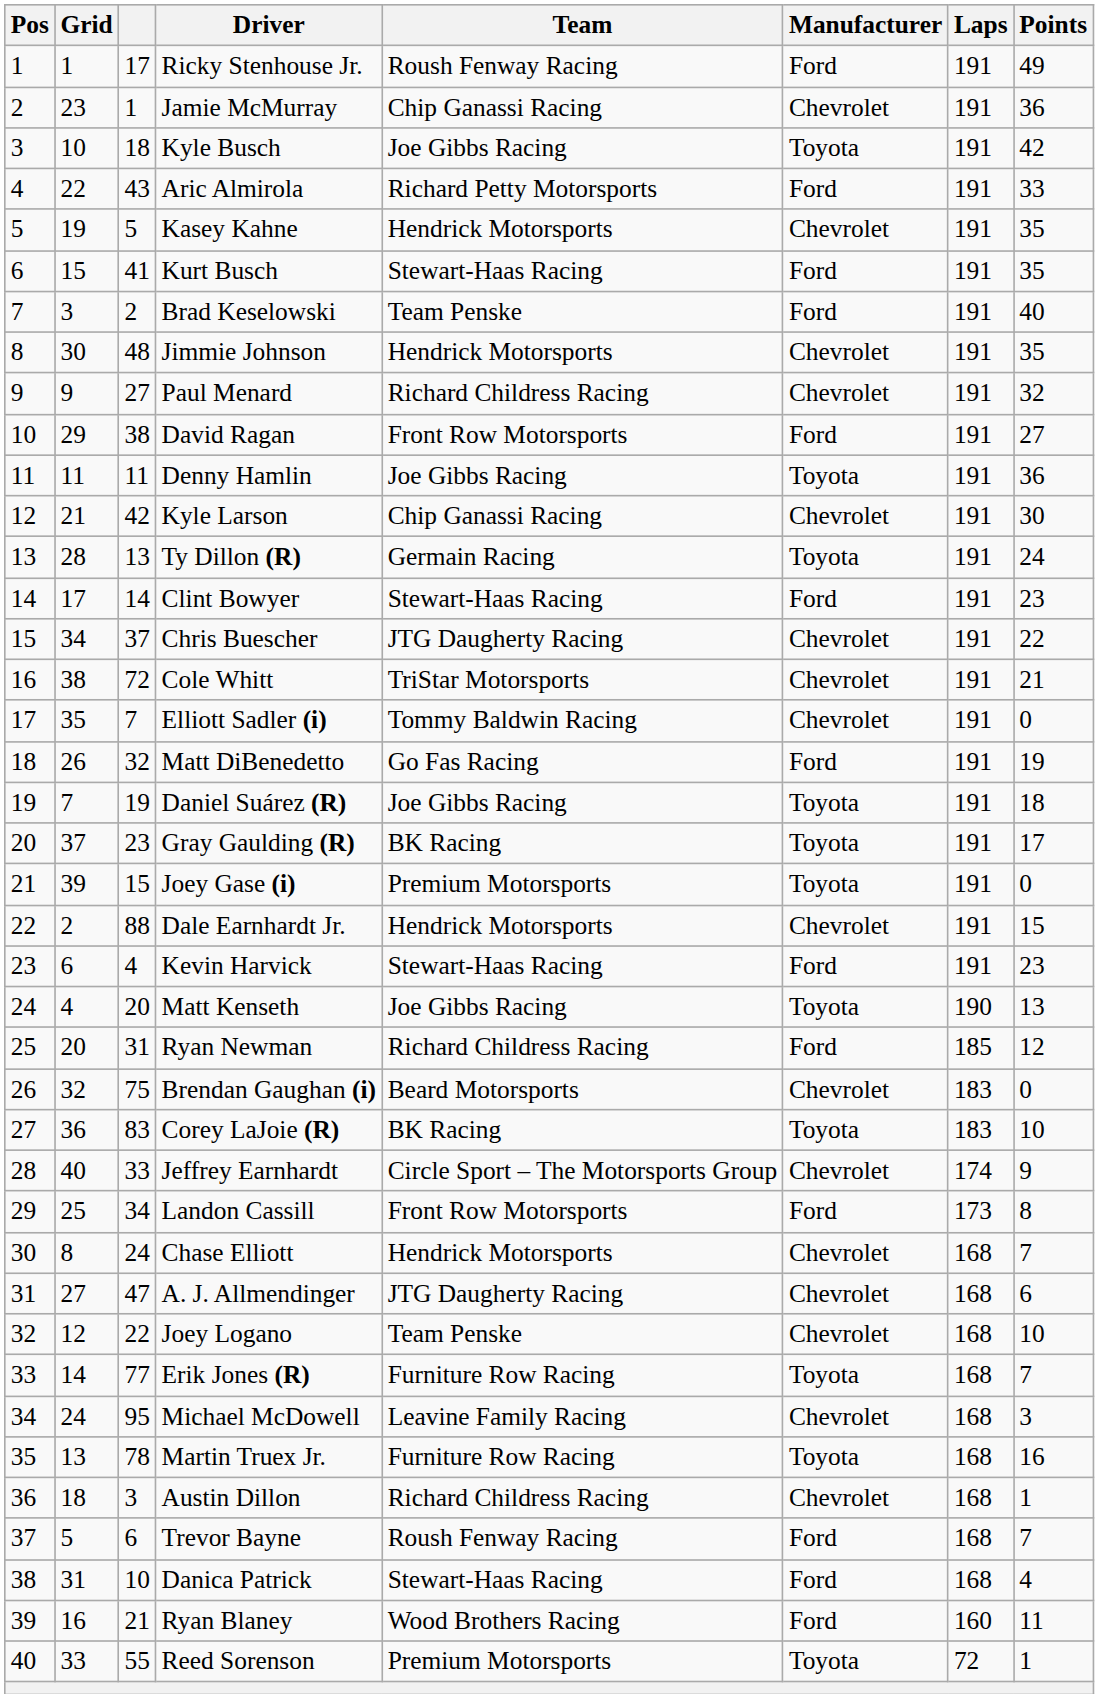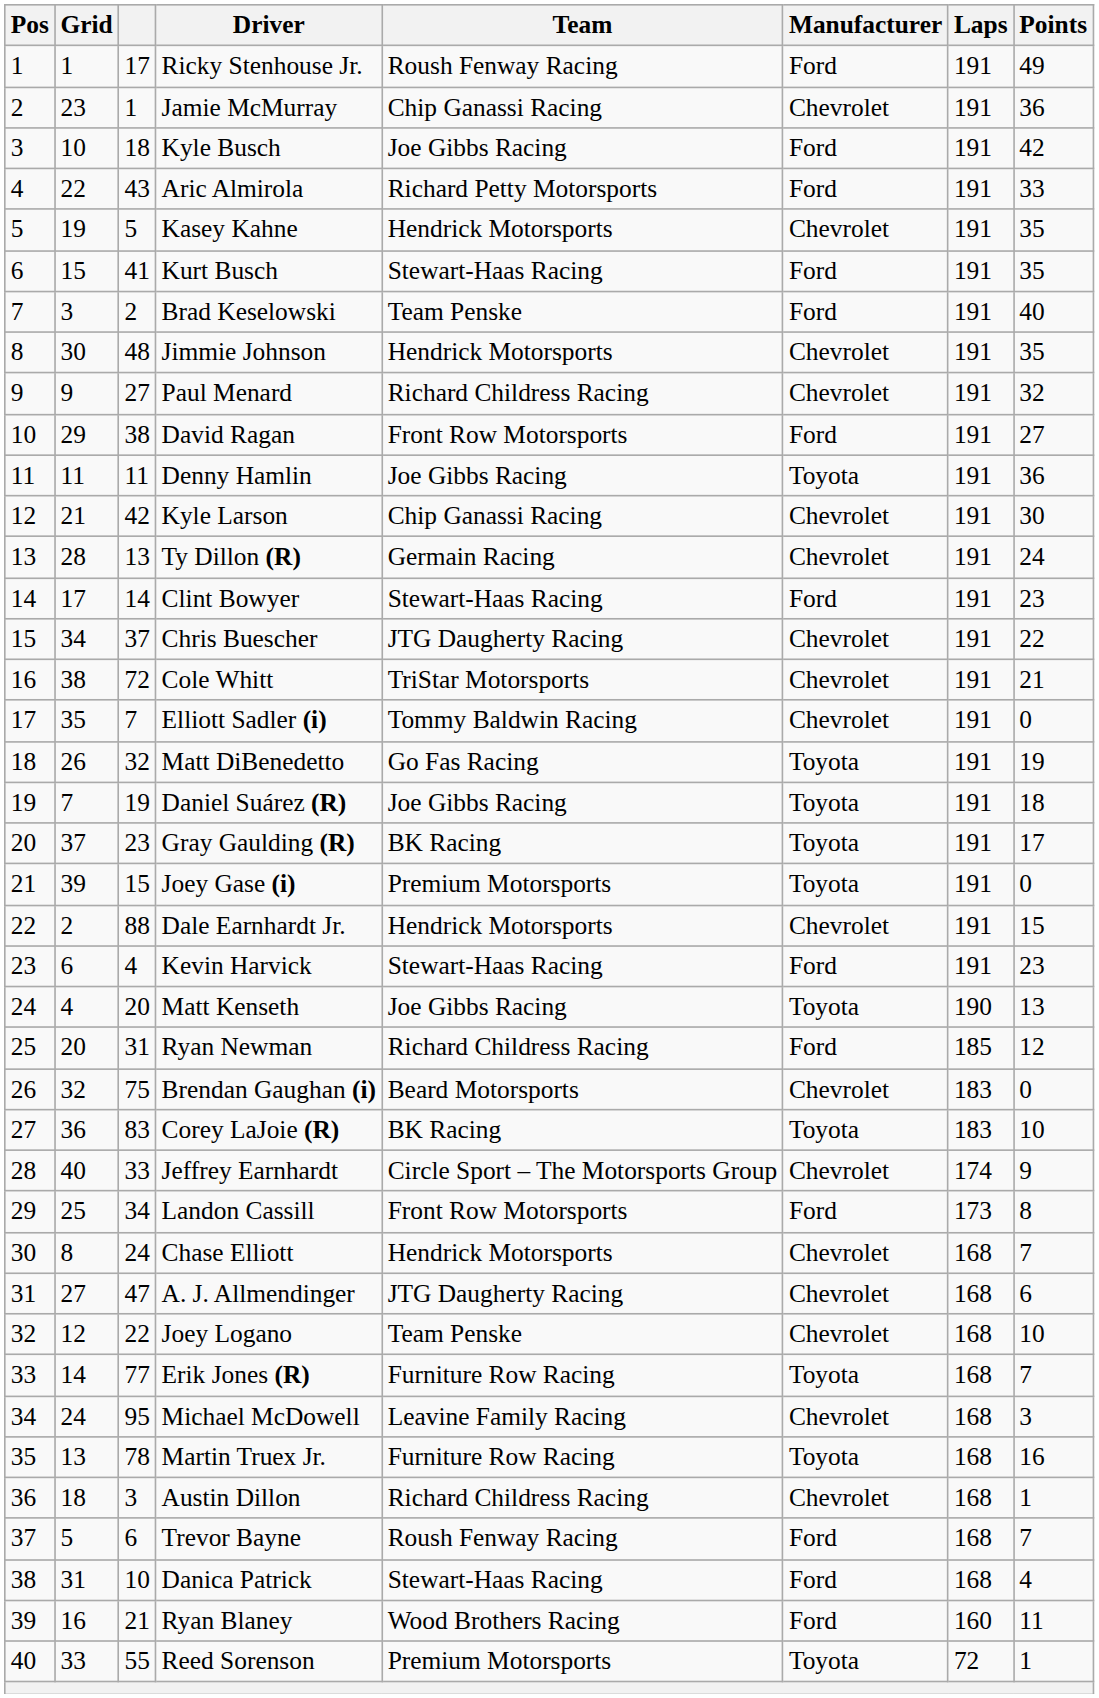(824, 147) Toyota -> (813, 147) Ford
(824, 556) Toyota -> (839, 556) Chevrolet
(813, 760) Ford -> (824, 760) Toyota
